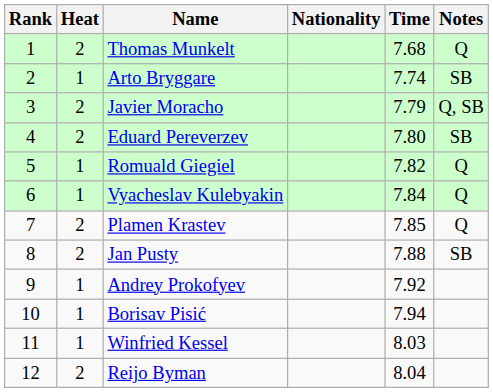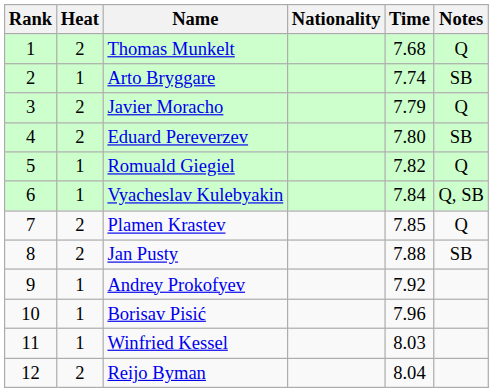(461, 107) Q, SB -> (461, 107) Q
(461, 195) Q -> (461, 195) Q, SB
(409, 313) 7.94 -> (409, 313) 7.96
